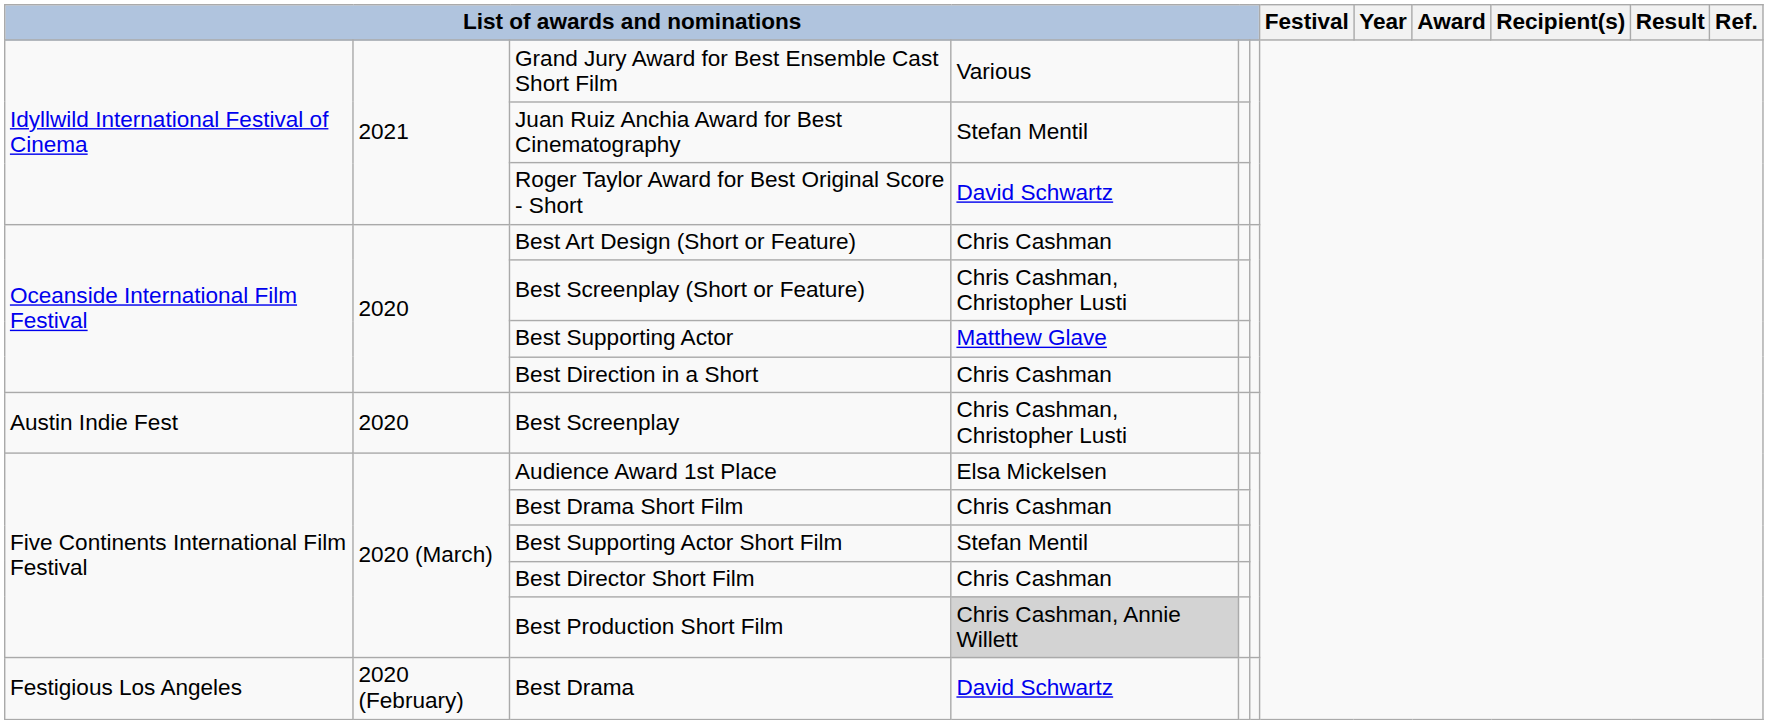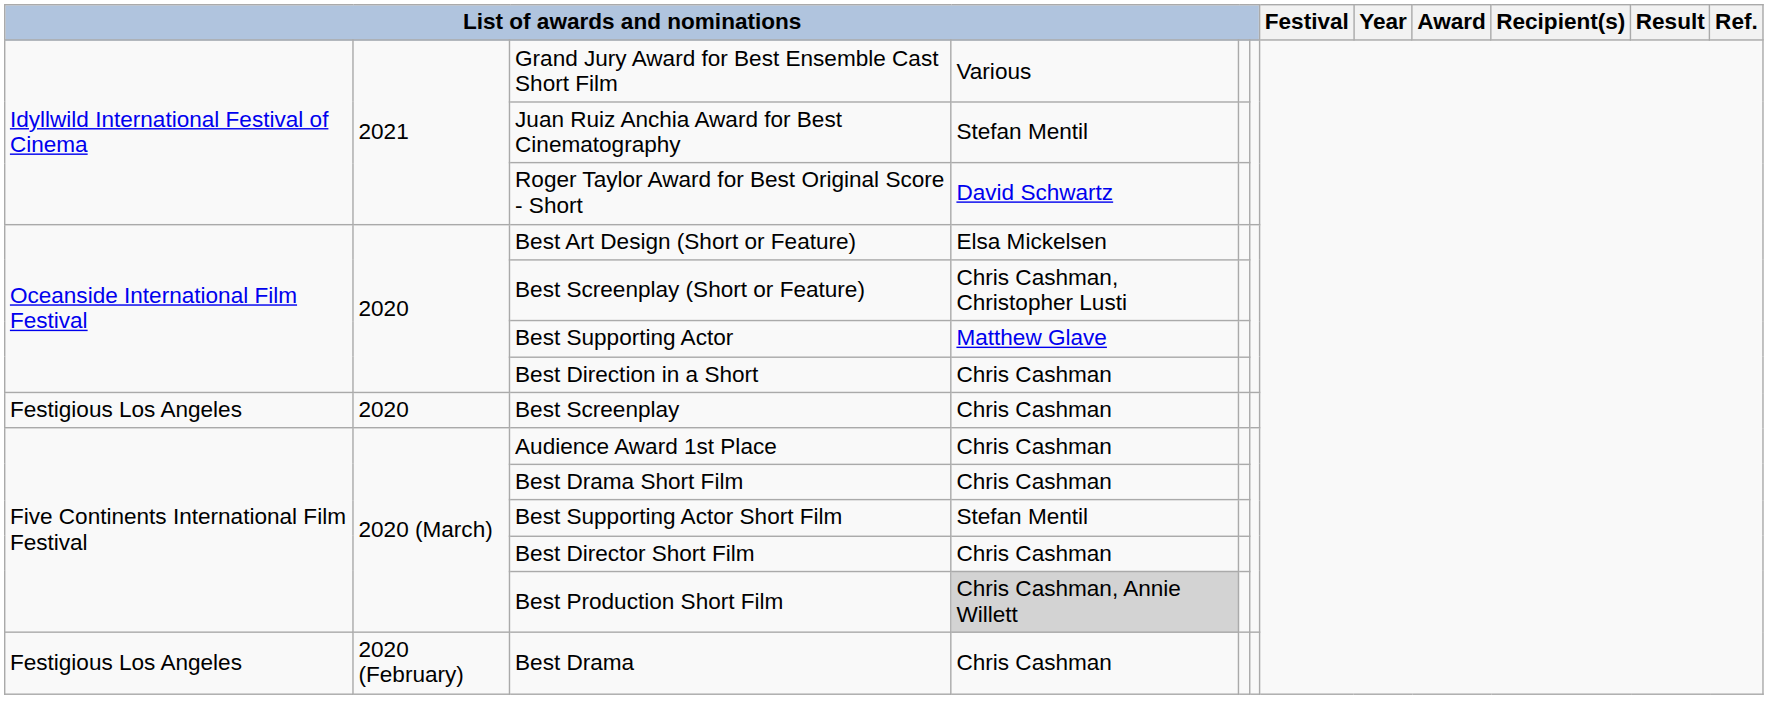(1034, 241) Chris Cashman -> (1032, 241) Elsa Mickelsen
(94, 422) Austin Indie Fest -> (126, 410) Festigious Los Angeles
(1042, 422) Chris Cashman, Christopher Lusti -> (1034, 410) Chris Cashman
(1032, 471) Elsa Mickelsen -> (1034, 445) Chris Cashman
(1035, 688) David Schwartz -> (1034, 662) Chris Cashman
